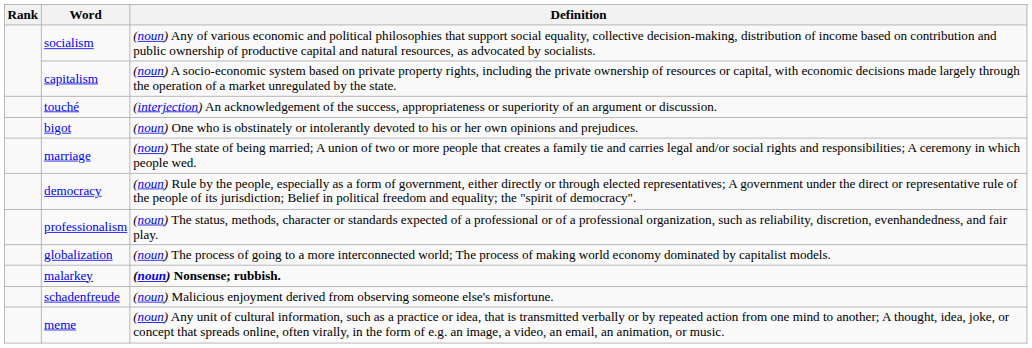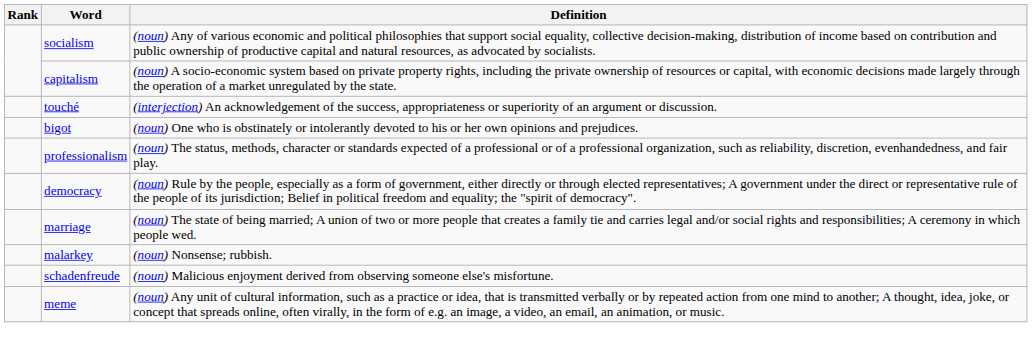rows swapped: (67, 155) <-> (86, 226)
- row: (78, 255)
(207, 275) bold -> (203, 255) normal
